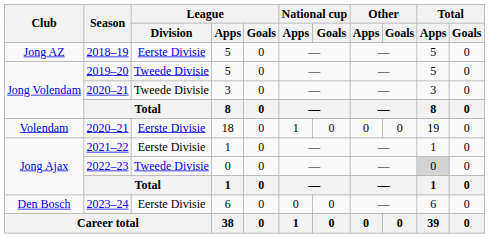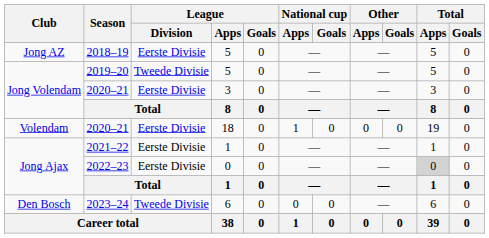(172, 90) Tweede Divisie -> (172, 90) Eerste Divisie
(172, 166) Tweede Divisie -> (172, 166) Eerste Divisie
(172, 204) Eerste Divisie -> (172, 204) Tweede Divisie
